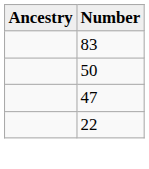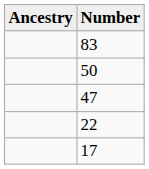+ row: (89, 151)
